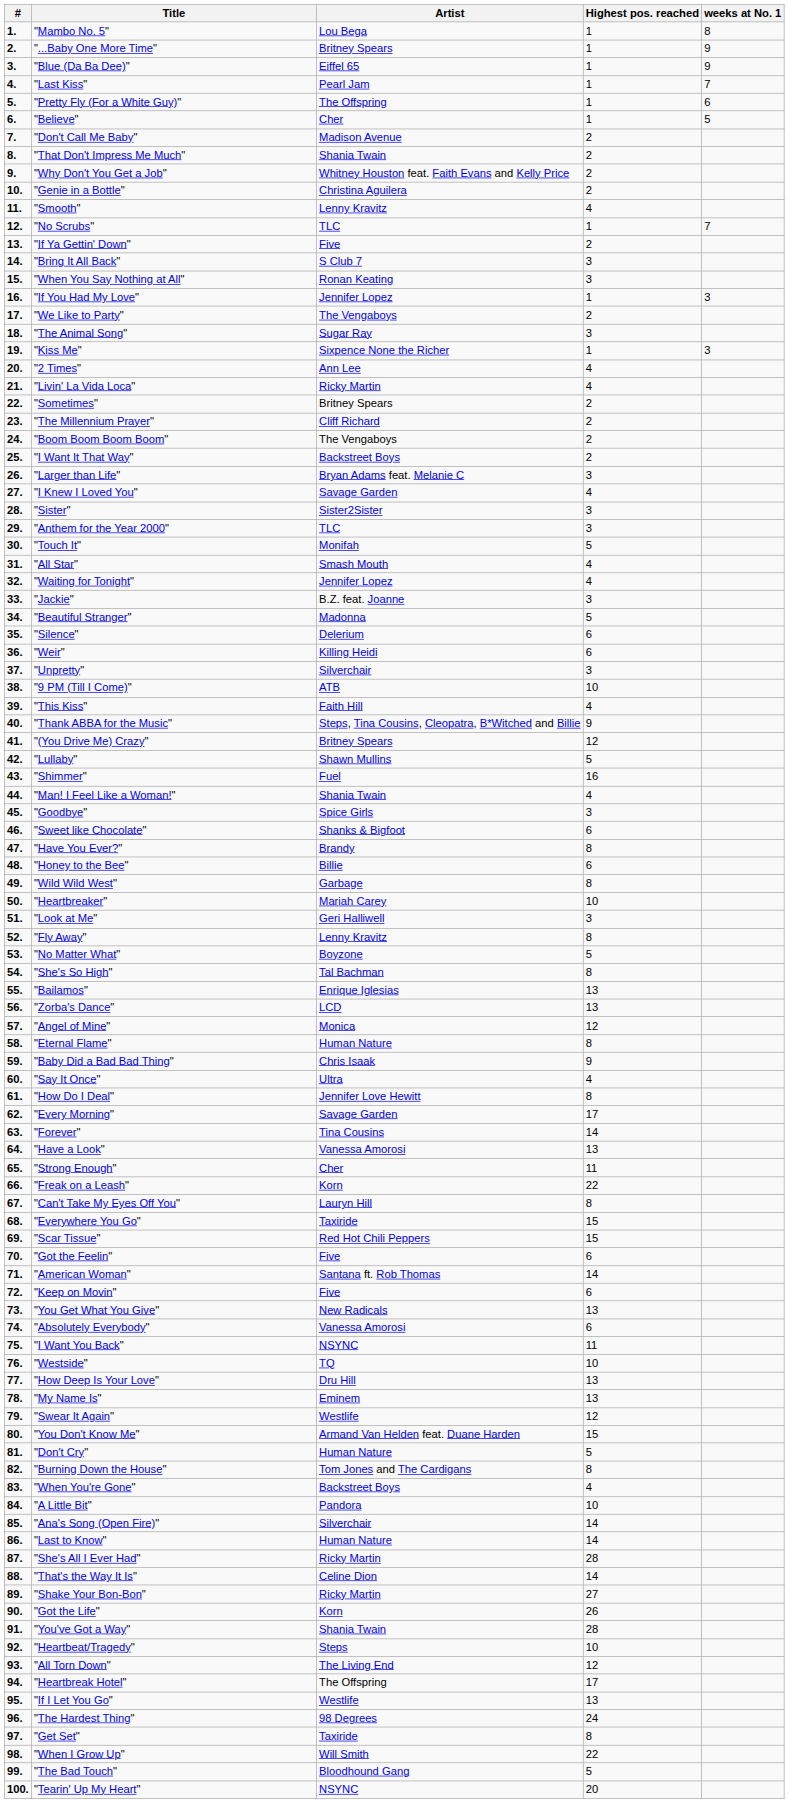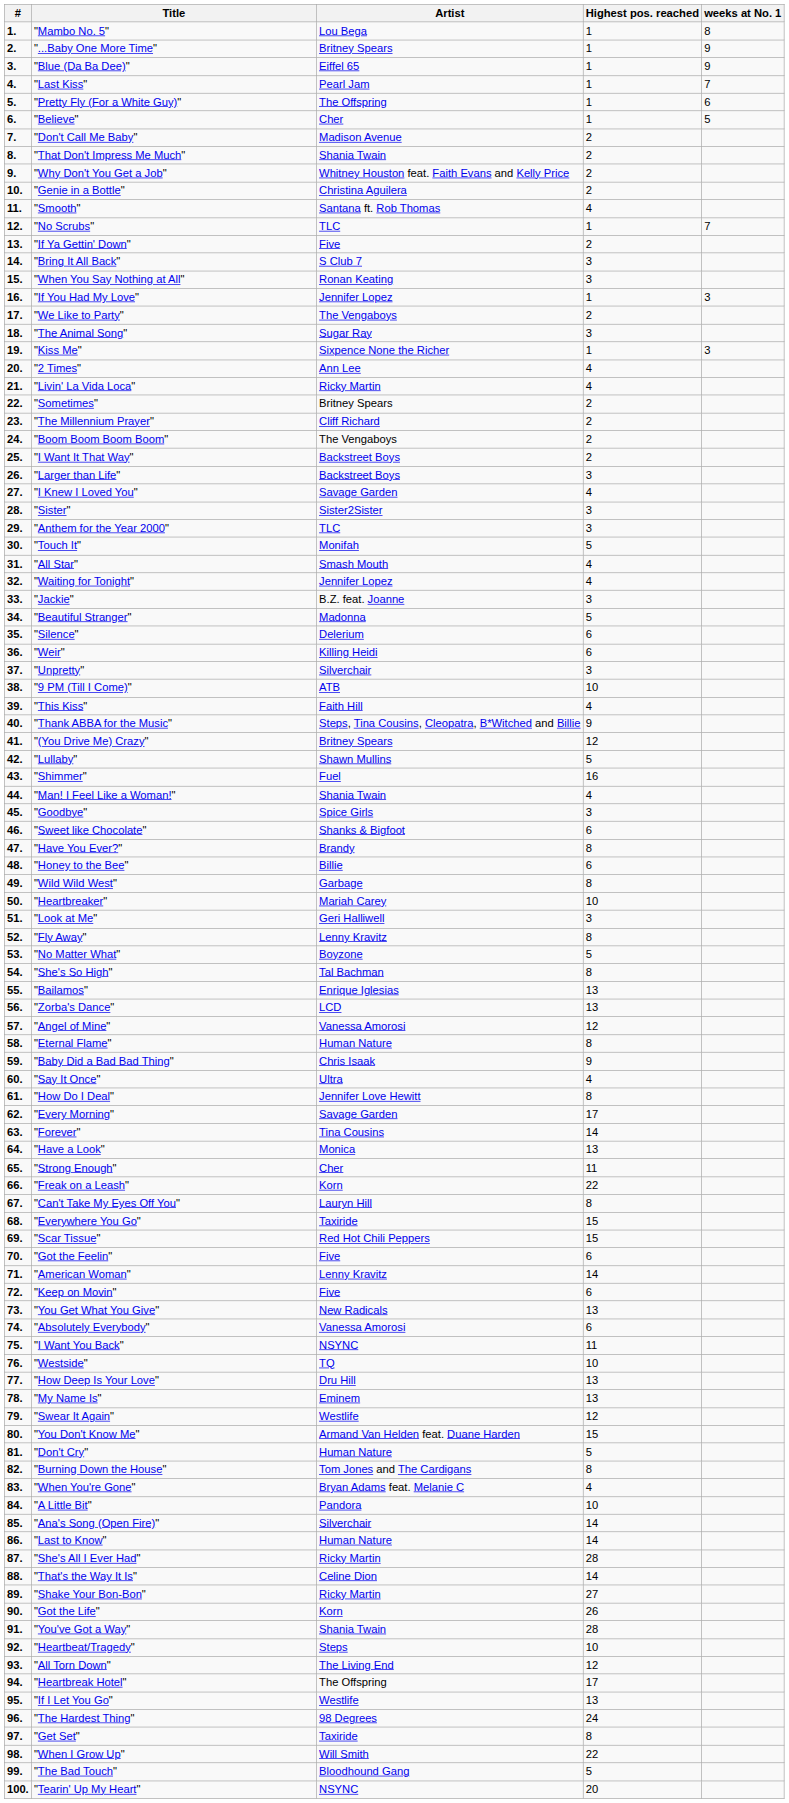(353, 208) Lenny Kravitz -> (380, 208) Santana ft. Rob Thomas
(392, 475) Bryan Adams feat. Melanie C -> (360, 475) Backstreet Boys
(337, 1025) Monica -> (362, 1025) Vanessa Amorosi
(362, 1150) Vanessa Amorosi -> (337, 1150) Monica
(380, 1274) Santana ft. Rob Thomas -> (353, 1274) Lenny Kravitz
(360, 1487) Backstreet Boys -> (392, 1487) Bryan Adams feat. Melanie C
